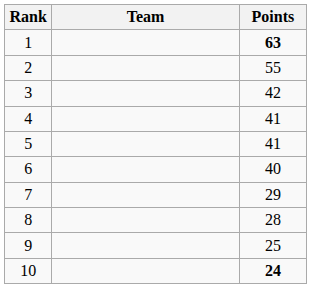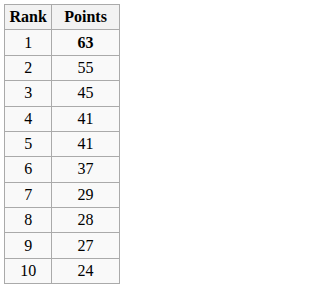- column: (146, 17)
(273, 93) 42 -> (86, 93) 45
(273, 169) 40 -> (86, 169) 37
(273, 245) 25 -> (86, 245) 27
(273, 270) bold -> (86, 270) normal
